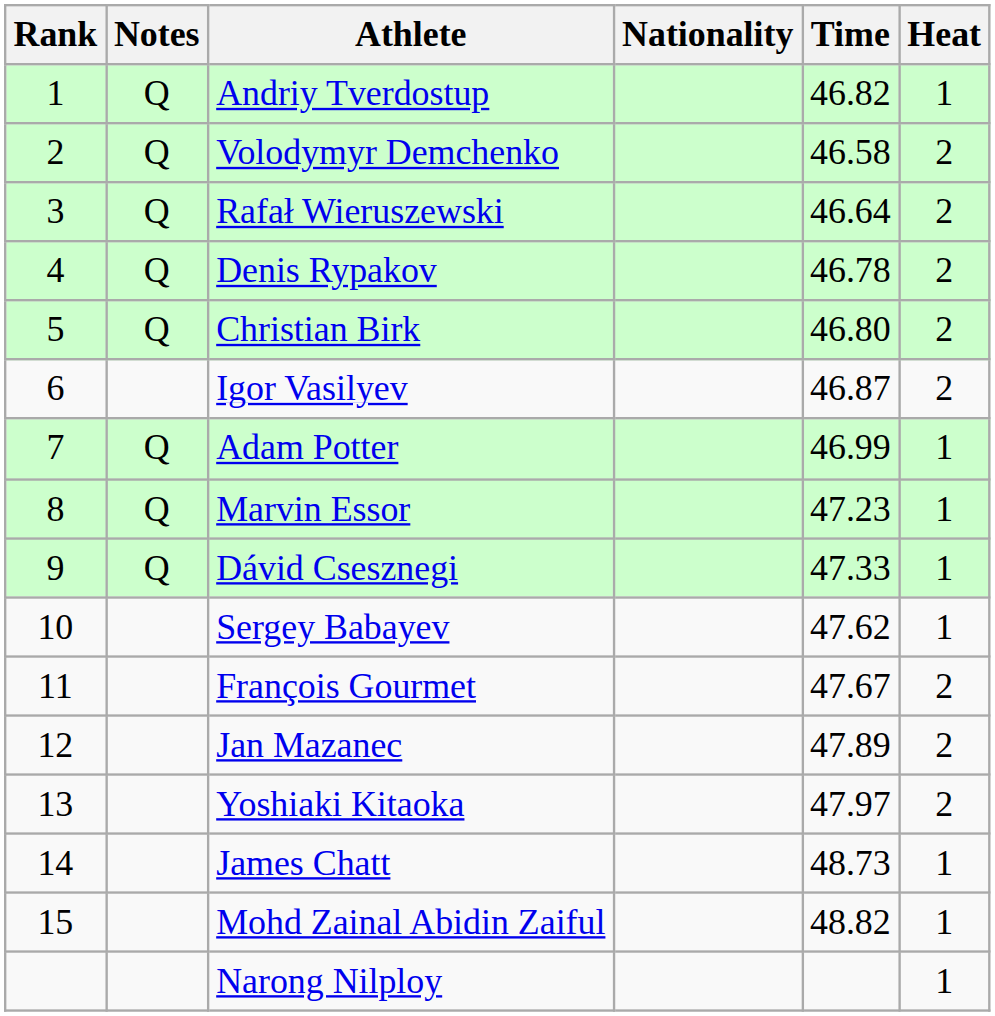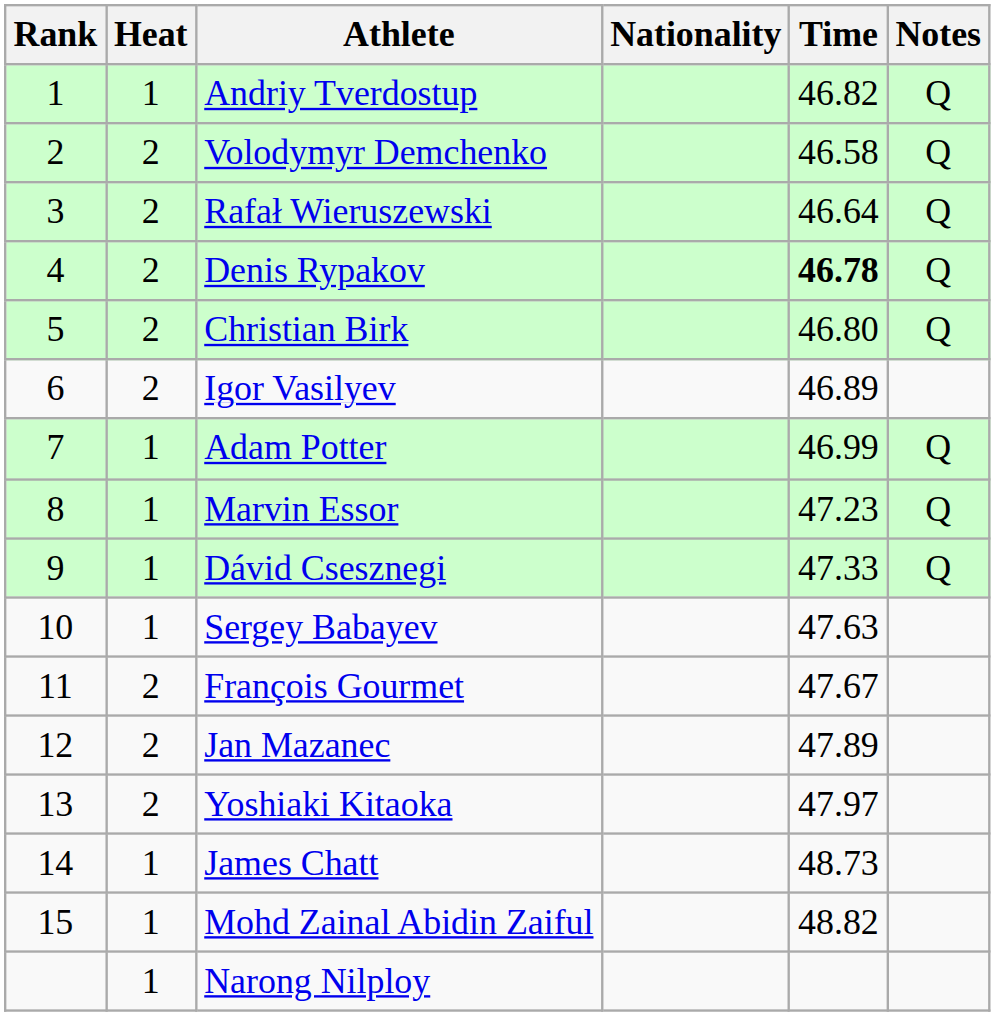columns swapped: (944, 34) <-> (157, 34)
(850, 270) normal -> (838, 270) bold
(850, 389) 46.87 -> (838, 389) 46.89
(850, 625) 47.62 -> (838, 625) 47.63
